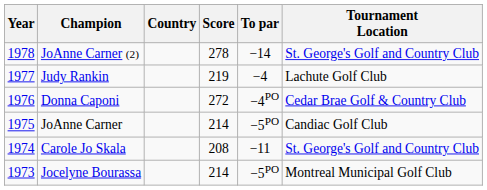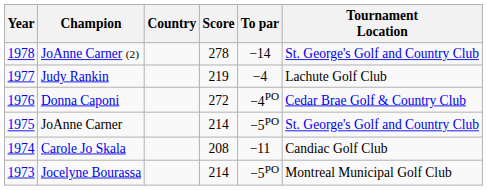(336, 125) Candiac Golf Club -> (382, 125) St. George's Golf and Country Club
(382, 148) St. George's Golf and Country Club -> (336, 148) Candiac Golf Club
